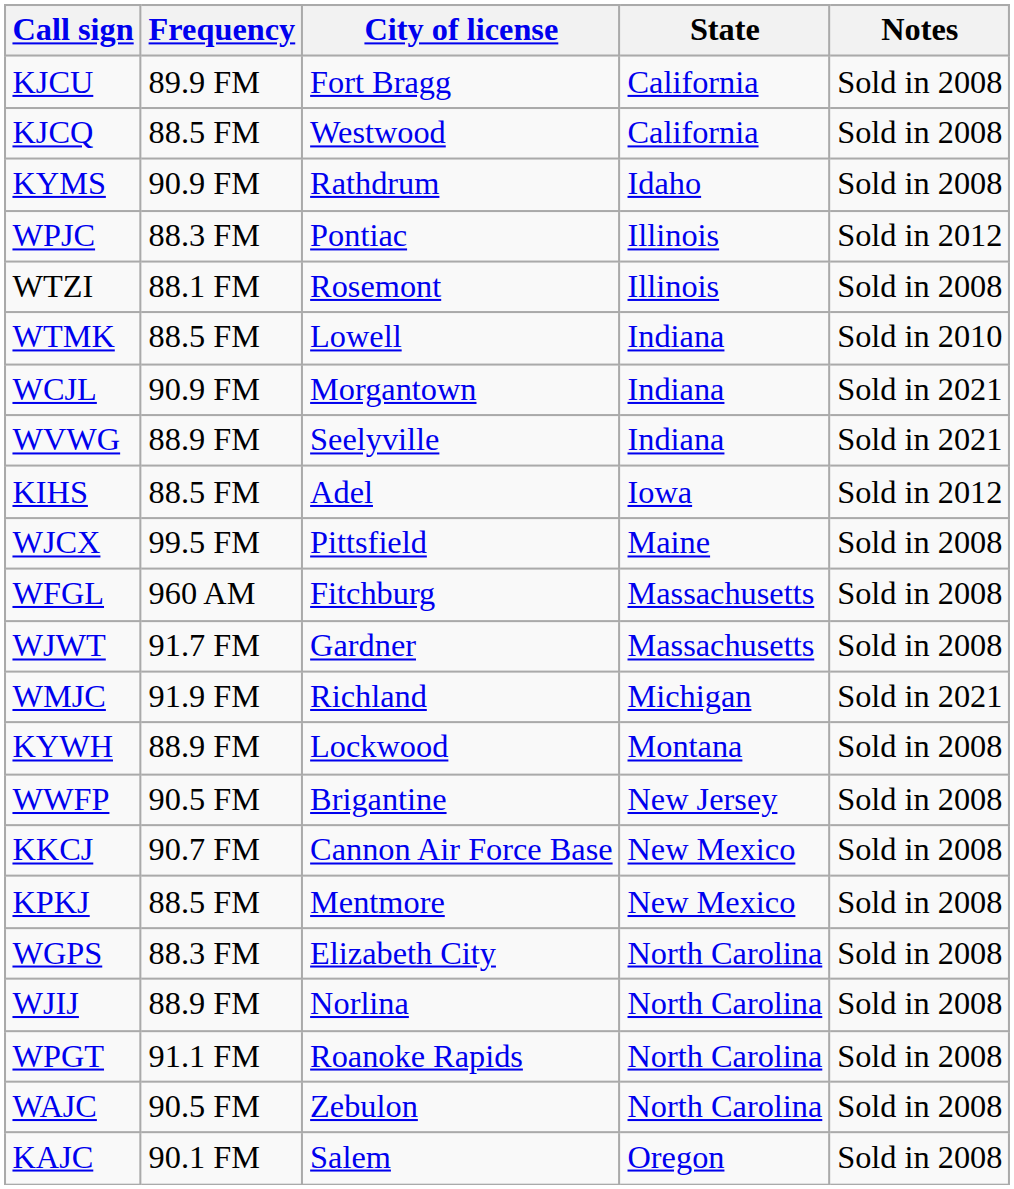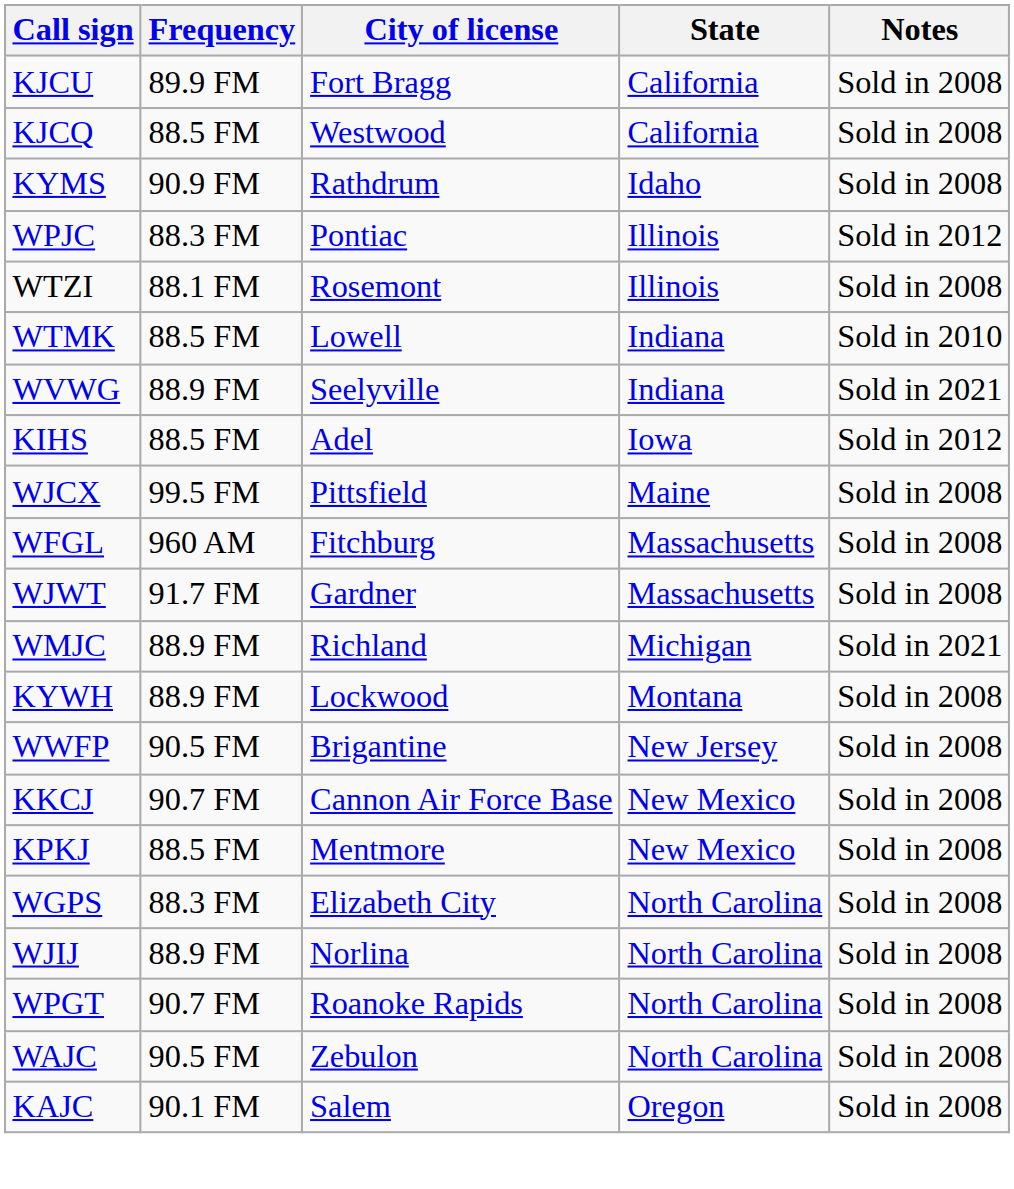- row: (55, 388)
(204, 696) 91.9 FM -> (204, 645) 88.9 FM
(204, 1055) 91.1 FM -> (204, 1004) 90.7 FM
